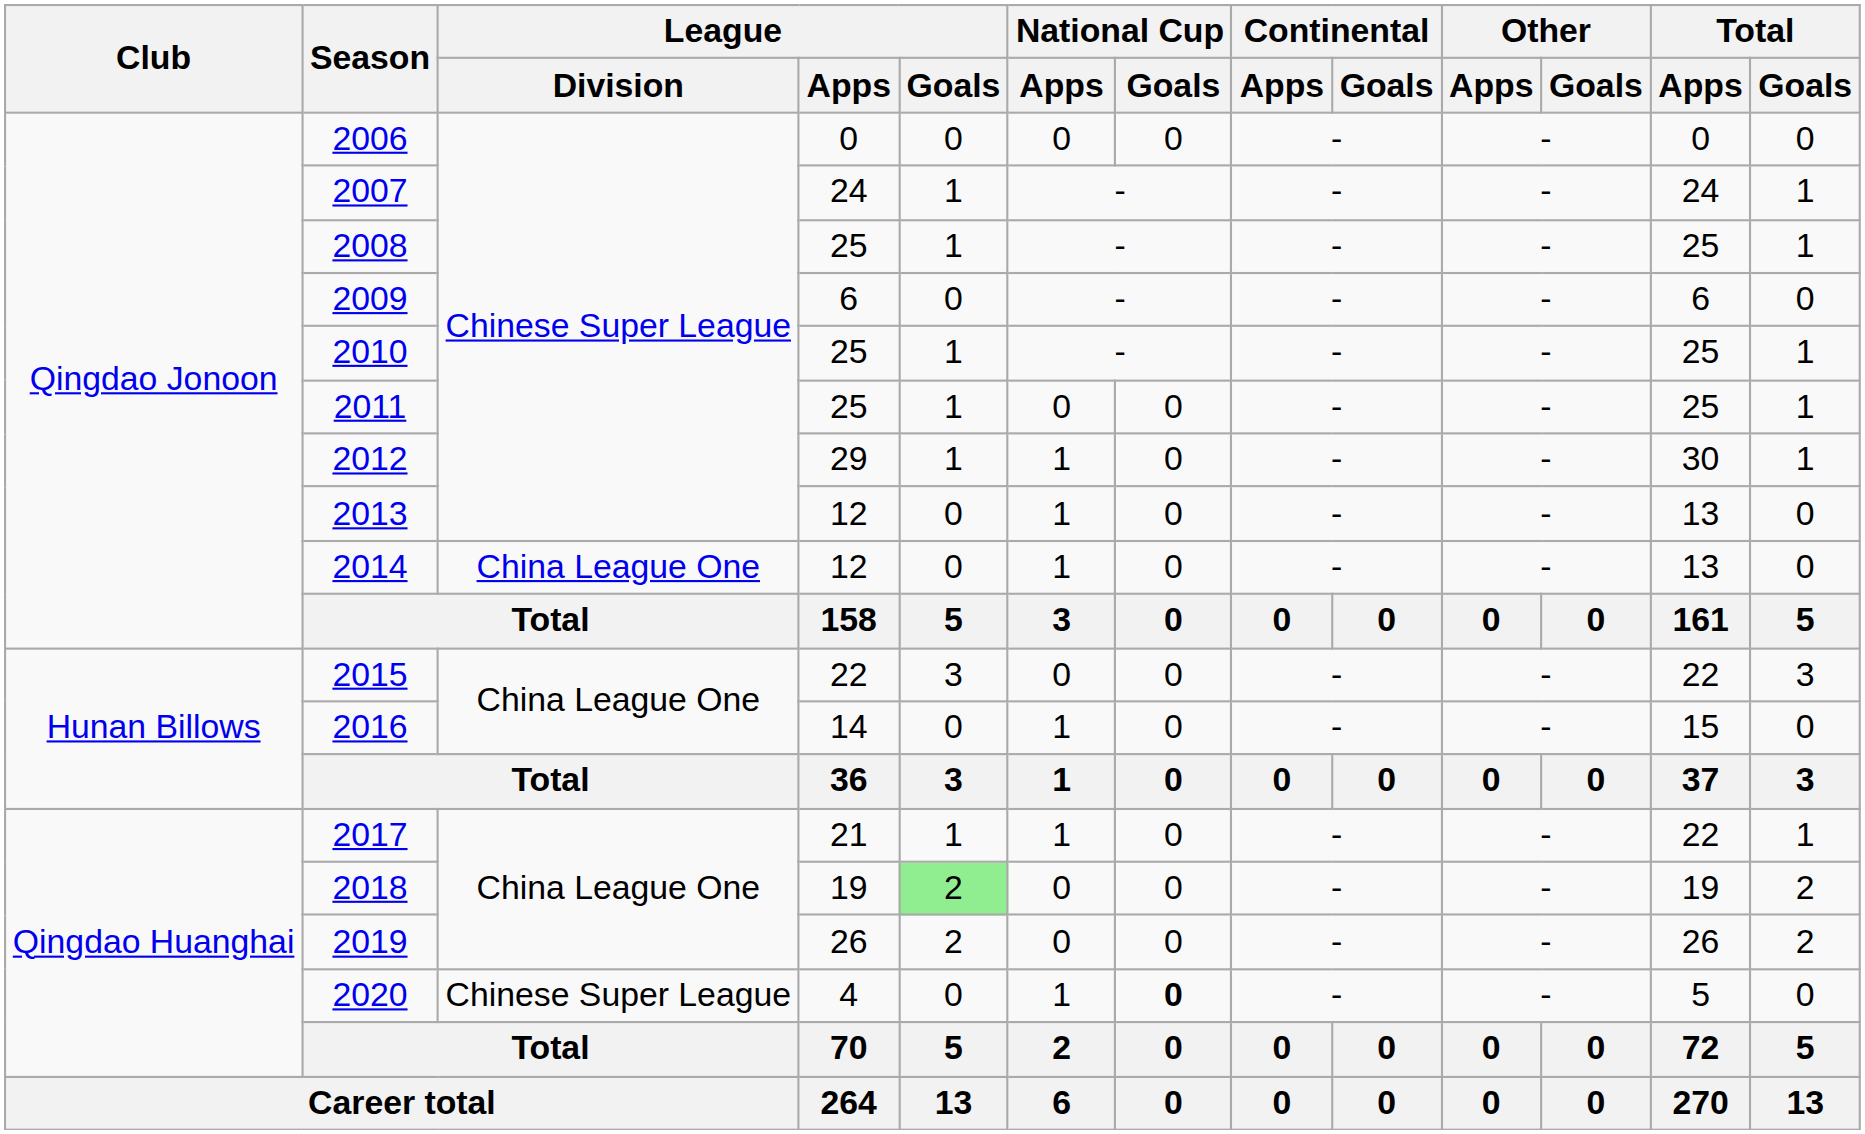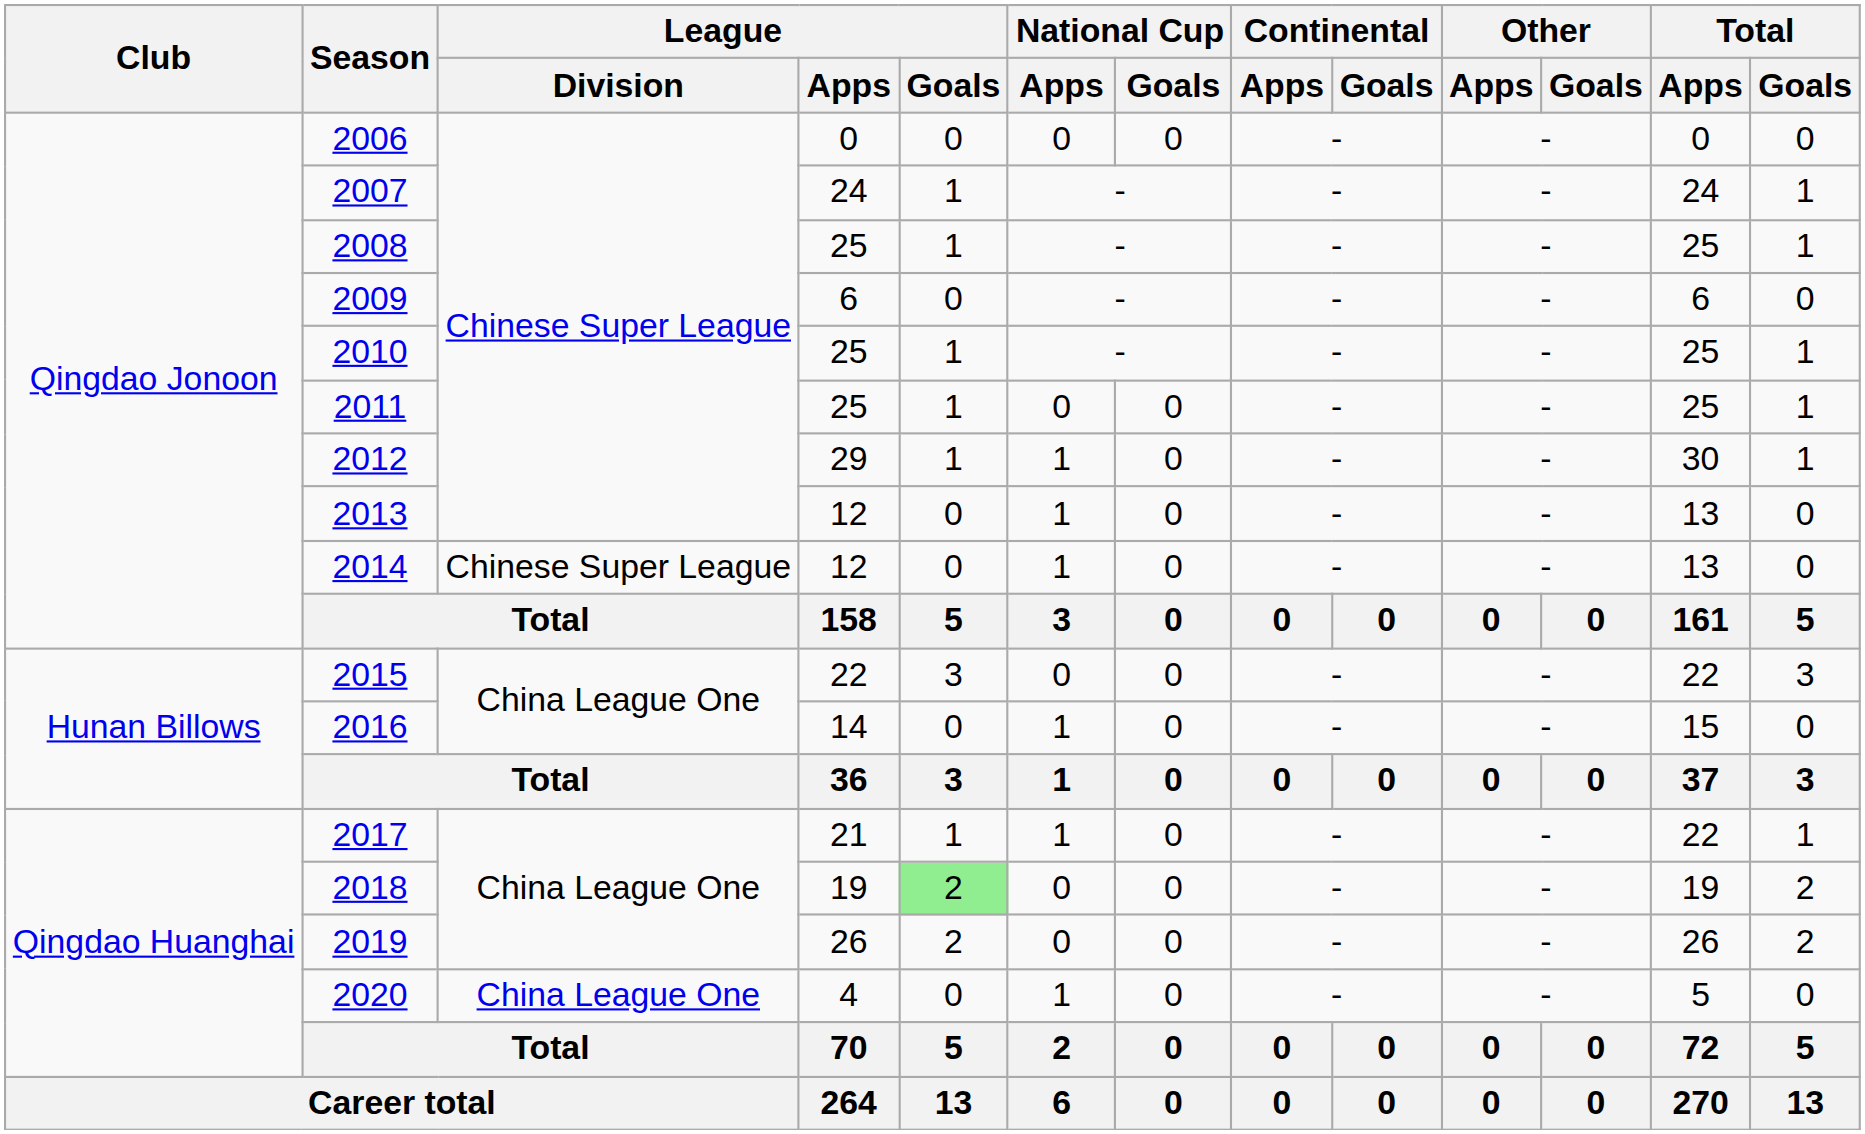(618, 566) China League One -> (618, 566) Chinese Super League
(618, 995) Chinese Super League -> (618, 995) China League One
(1173, 995) bold -> (1173, 995) normal
